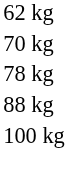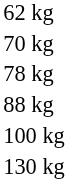+ row: (34, 166)
